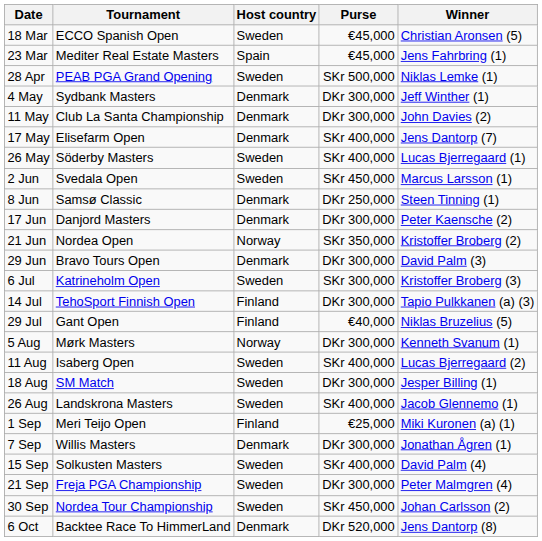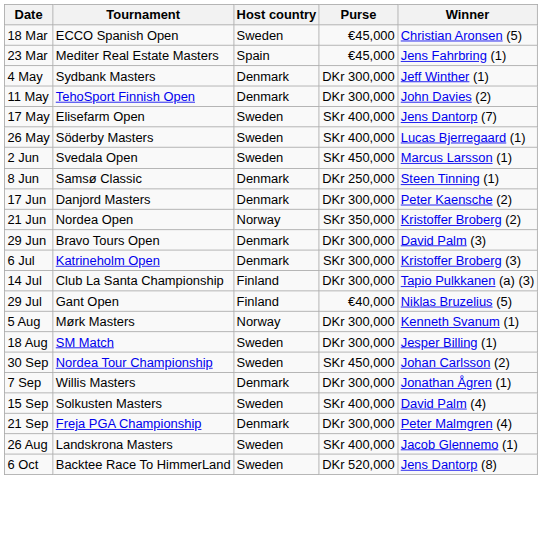- row: (26, 76)
(140, 117) Club La Santa Championship -> (125, 97) TehoSport Finnish Open
(263, 138) Denmark -> (260, 117) Sweden
(260, 281) Sweden -> (263, 260) Denmark
(125, 301) TehoSport Finnish Open -> (140, 281) Club La Santa Championship
- row: (27, 363)
rows swapped: (28, 403) <-> (28, 506)
- row: (24, 424)
(260, 485) Sweden -> (263, 424) Denmark
(263, 526) Denmark -> (260, 465) Sweden
